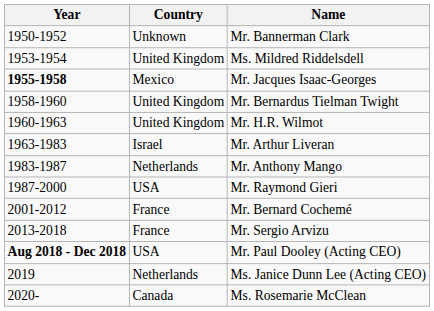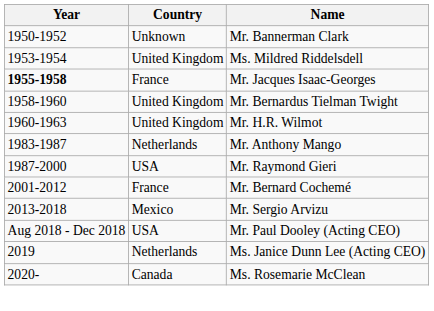(153, 79) Mexico -> (150, 79) France
- row: (282, 144)
(151, 230) France -> (152, 209) Mexico
(67, 252) bold -> (66, 230) normal
